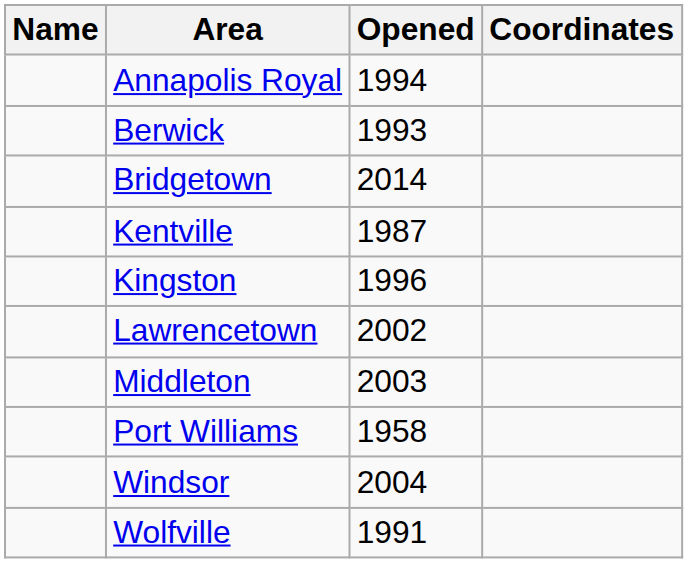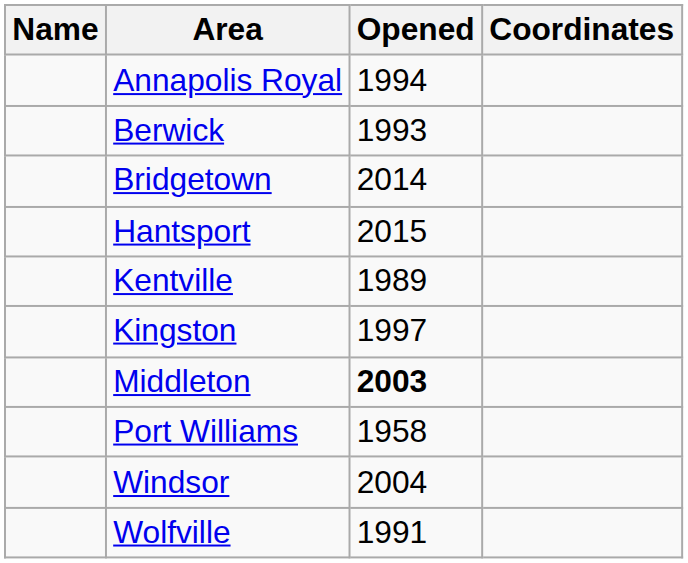+ row: (182, 230)
(392, 230) 1987 -> (392, 280) 1989
(392, 280) 1996 -> (392, 331) 1997
- row: (215, 331)
(392, 381) normal -> (392, 381) bold
